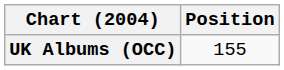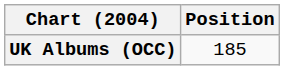(230, 50) 155 -> (230, 50) 185
